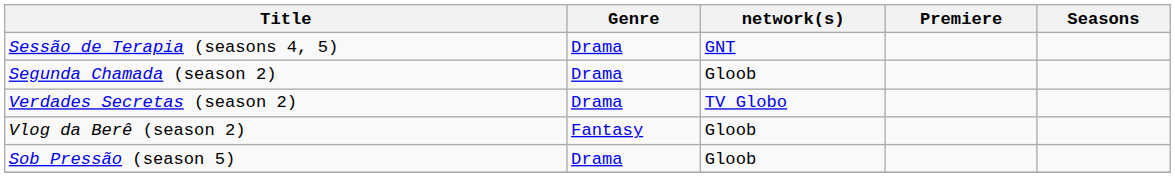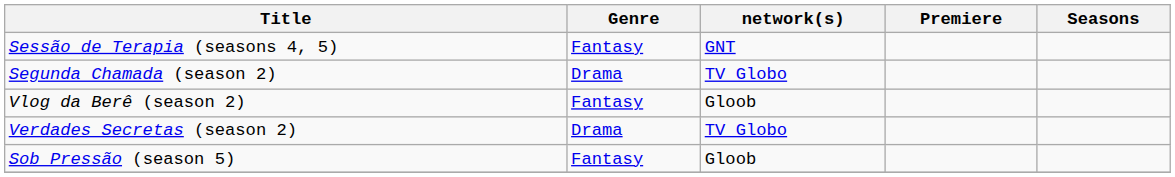(597, 47) Drama -> (607, 47) Fantasy
(730, 75) Gloob -> (746, 75) TV Globo
rows swapped: (127, 131) <-> (153, 103)
(597, 158) Drama -> (607, 158) Fantasy
